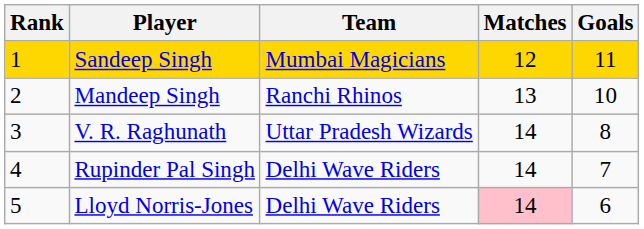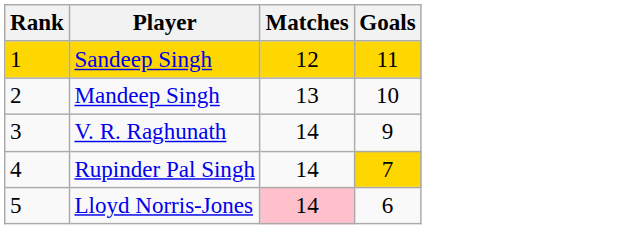- column: (369, 22)
(605, 132) 8 -> (388, 132) 9
(605, 168) no background -> (388, 168) gold background
